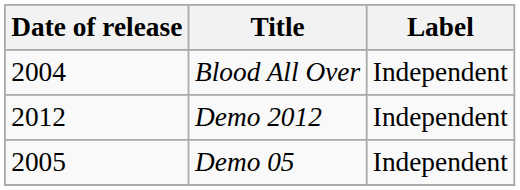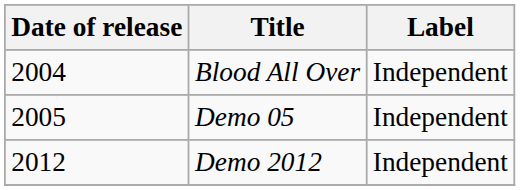rows swapped: (245, 162) <-> (258, 117)
